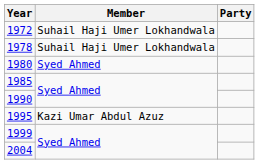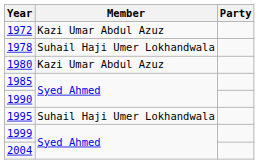(126, 30) Suhail Haji Umer Lokhandwala -> (101, 30) Kazi Umar Abdul Azuz
(69, 64) Syed Ahmed -> (101, 64) Kazi Umar Abdul Azuz
(101, 116) Kazi Umar Abdul Azuz -> (126, 116) Suhail Haji Umer Lokhandwala
